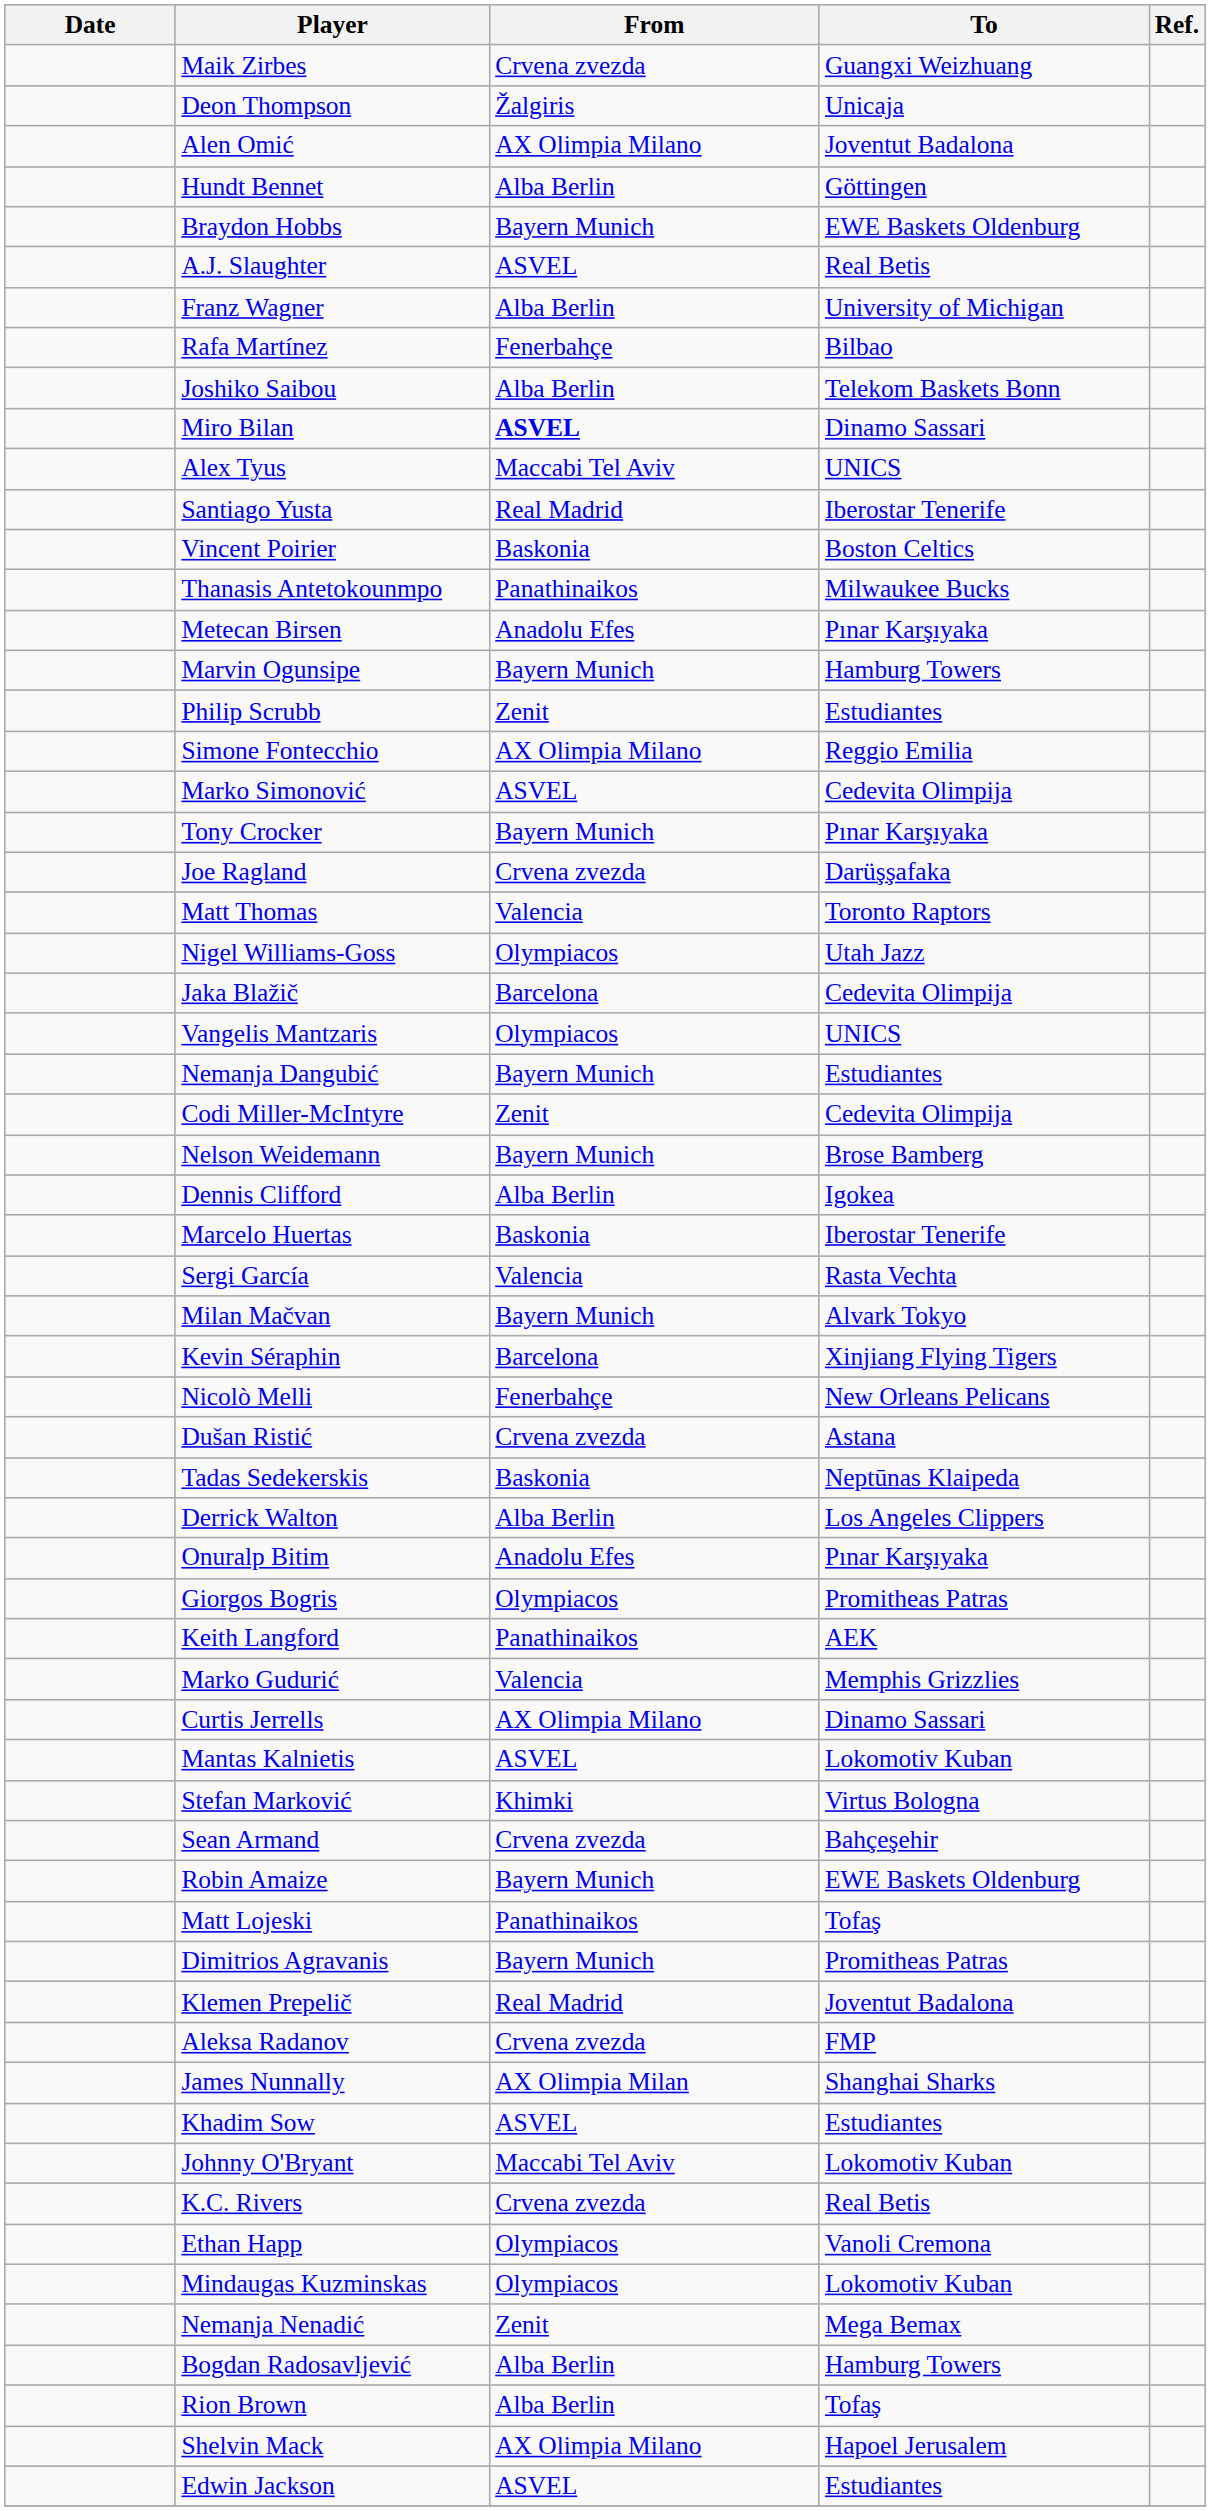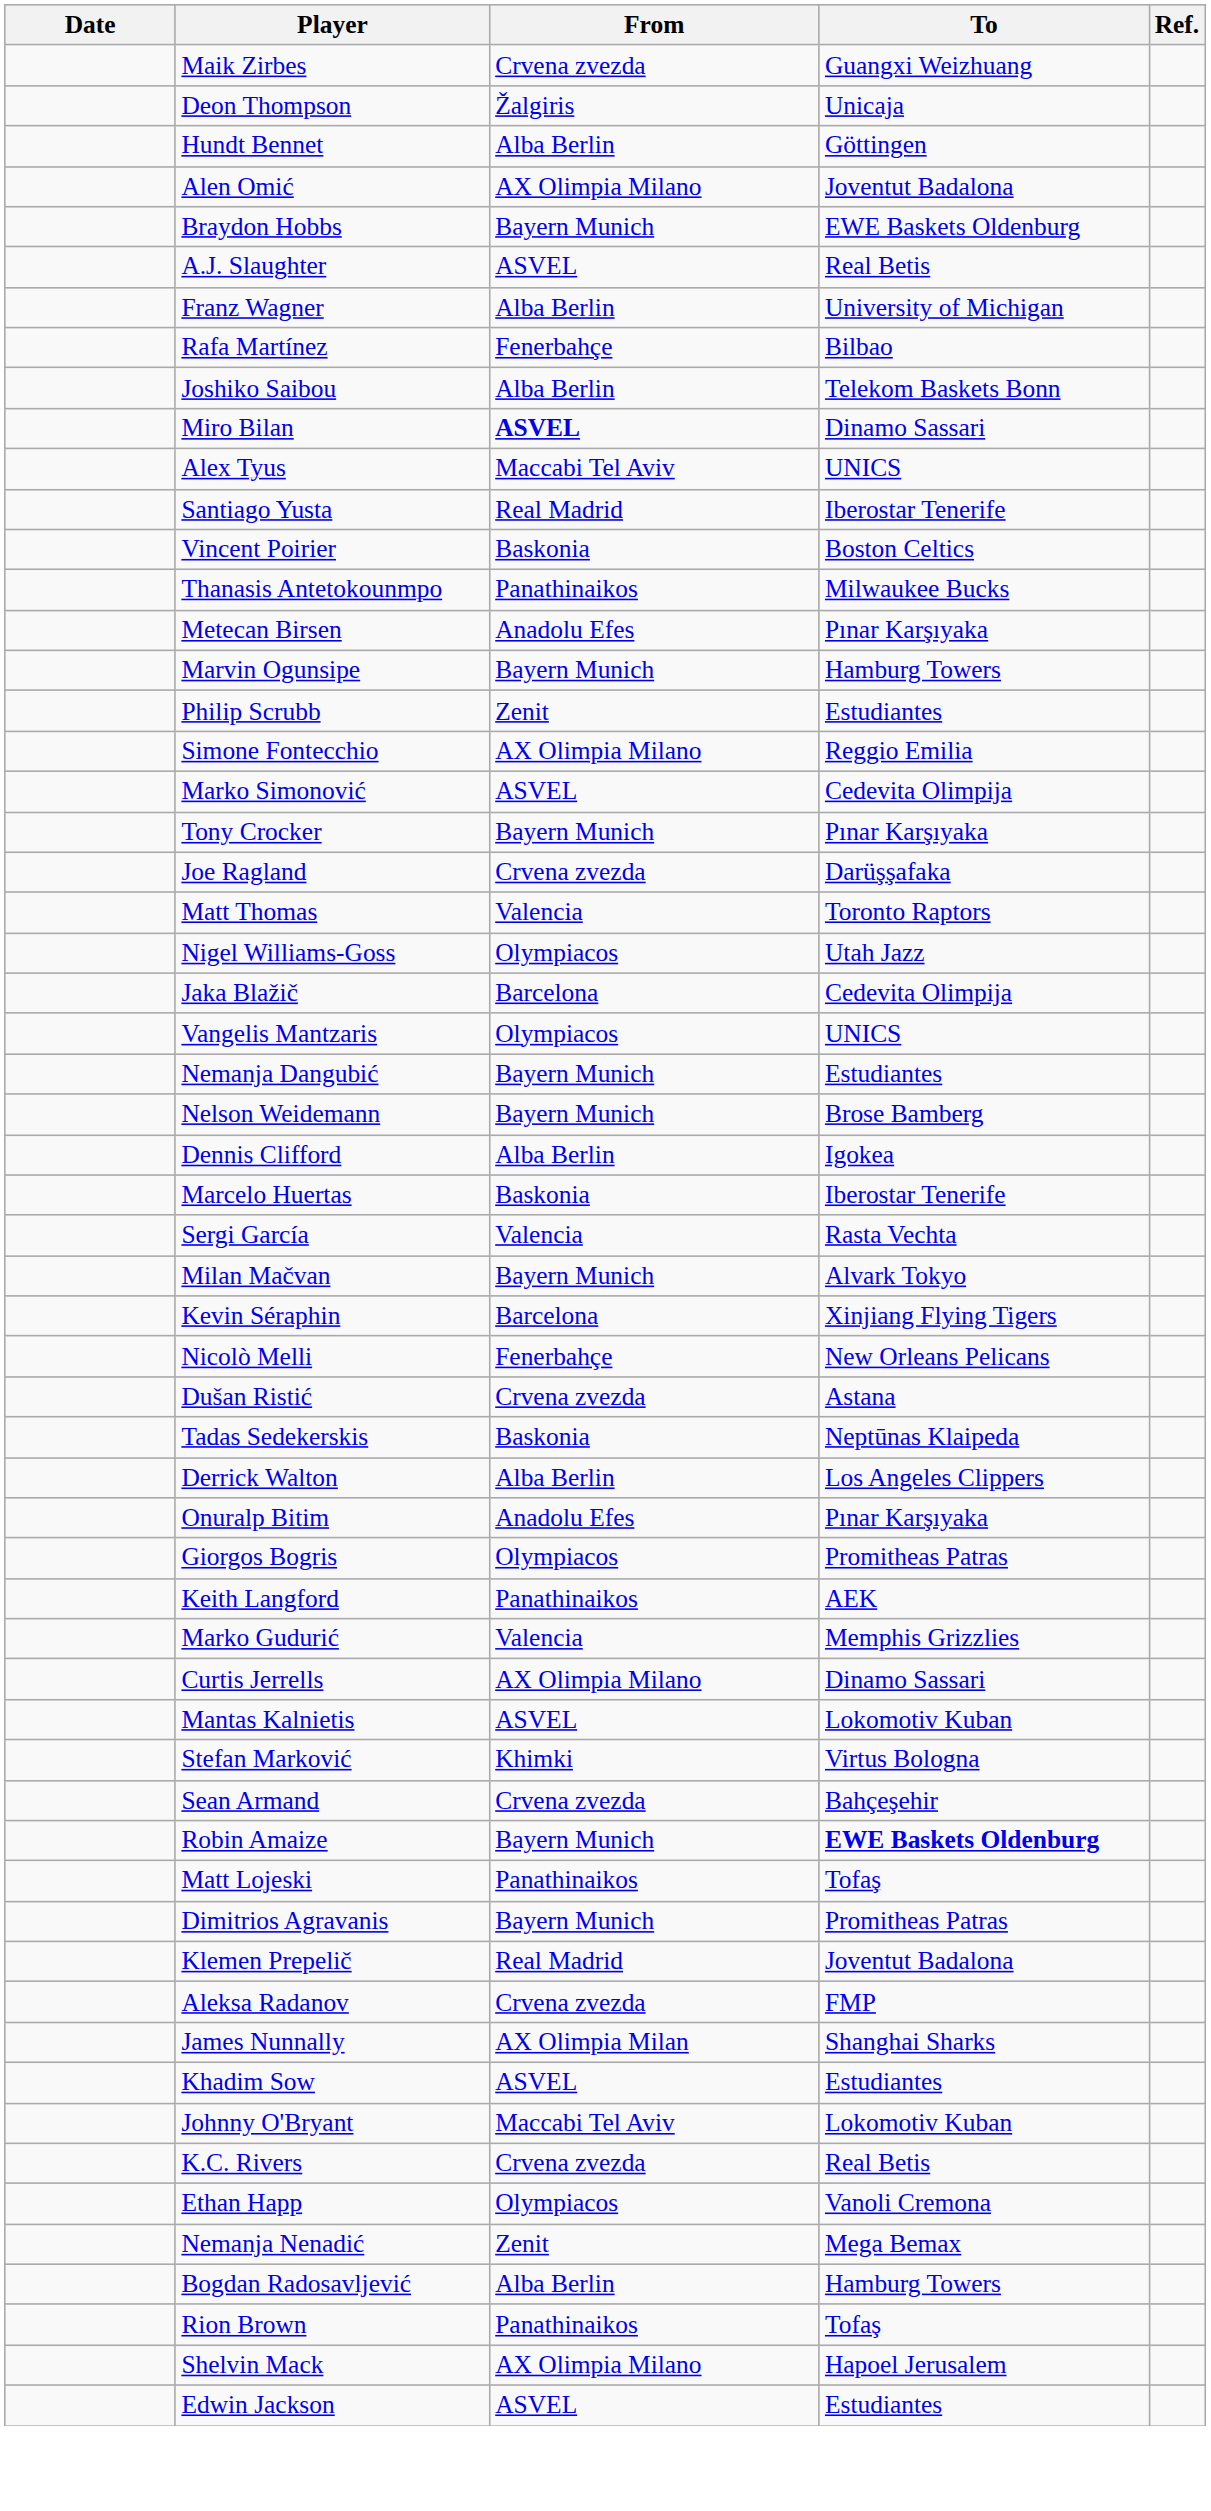rows swapped: (238, 145) <-> (252, 186)
- row: (292, 1114)
(953, 1880) normal -> (962, 1840) bold
- row: (304, 2284)
(555, 2405) Alba Berlin -> (567, 2324) Panathinaikos
